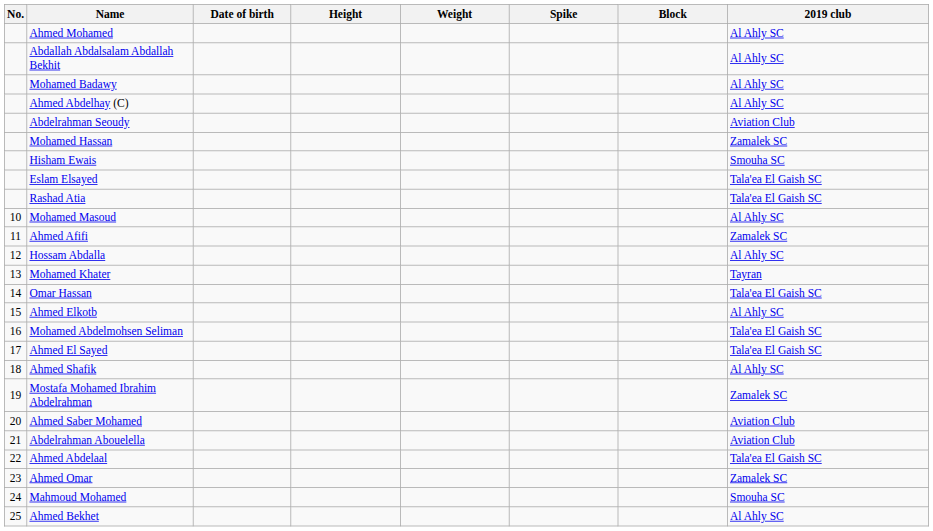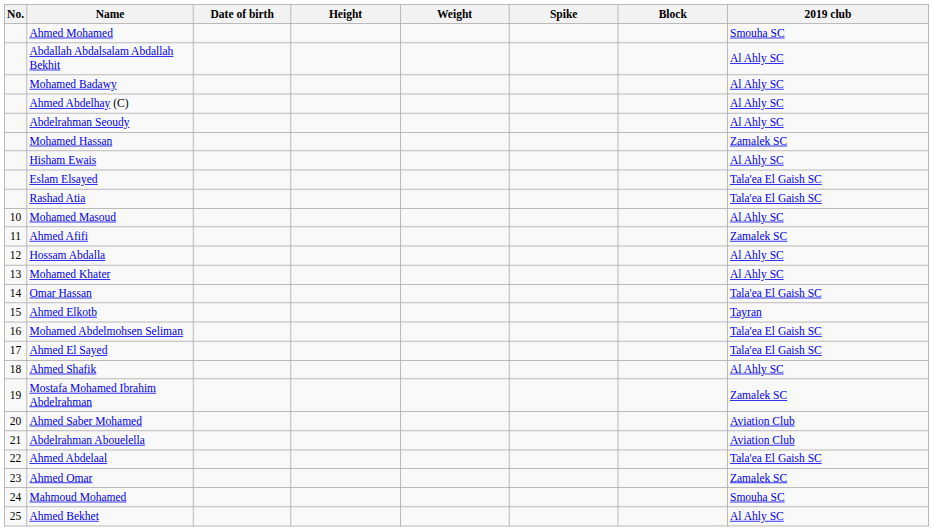(757, 33) Al Ahly SC -> (757, 33) Smouha SC
(762, 122) Aviation Club -> (757, 122) Al Ahly SC
(757, 160) Smouha SC -> (757, 160) Al Ahly SC
(746, 274) Tayran -> (757, 274) Al Ahly SC
(757, 312) Al Ahly SC -> (746, 312) Tayran
